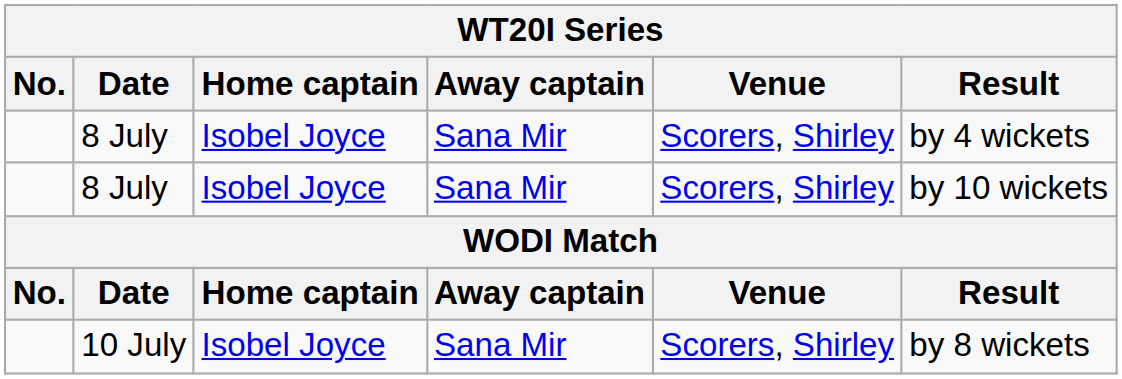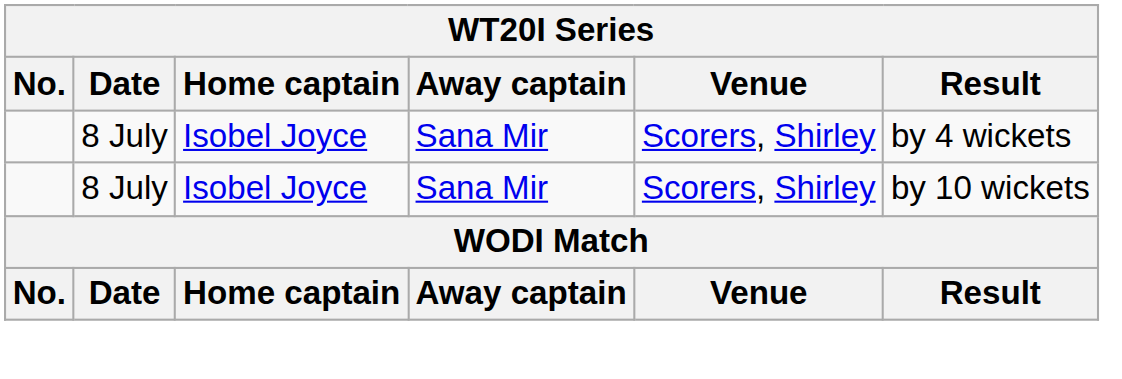- row: (39, 346)
